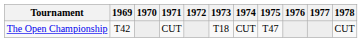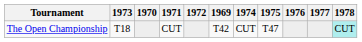columns swapped: (122, 12) <-> (221, 12)
(345, 29) no background -> (345, 29) paleturquoise background
